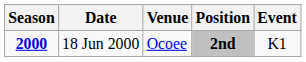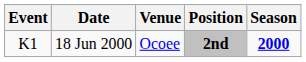columns swapped: (31, 17) <-> (277, 17)
